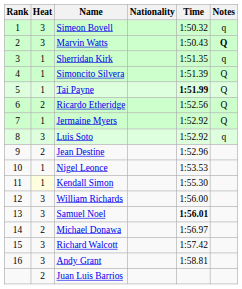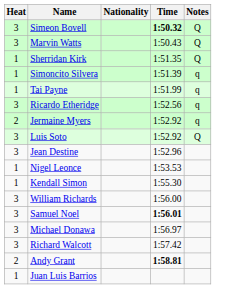- column: (17, 12)
(194, 27) normal -> (167, 27) bold
(224, 27) q -> (197, 27) Q
(224, 43) bold -> (197, 43) normal
(224, 59) q -> (197, 59) Q
(224, 74) Q -> (197, 74) q
(194, 90) bold -> (167, 90) normal
(224, 90) Q -> (197, 90) q
(43, 105) 2 -> (16, 105) 3
(224, 105) Q -> (197, 105) q
(43, 121) 1 -> (16, 121) 2
(224, 121) Q -> (197, 121) q
(224, 136) q -> (197, 136) Q
(43, 152) 2 -> (16, 152) 3
(43, 183) lightyellow background -> (16, 183) no background
(43, 229) 2 -> (16, 229) 3
(43, 261) 3 -> (16, 261) 2
(194, 261) normal -> (167, 261) bold
(43, 276) 2 -> (16, 276) 1
